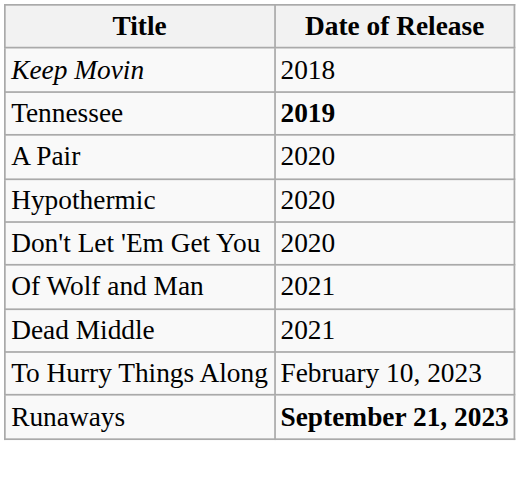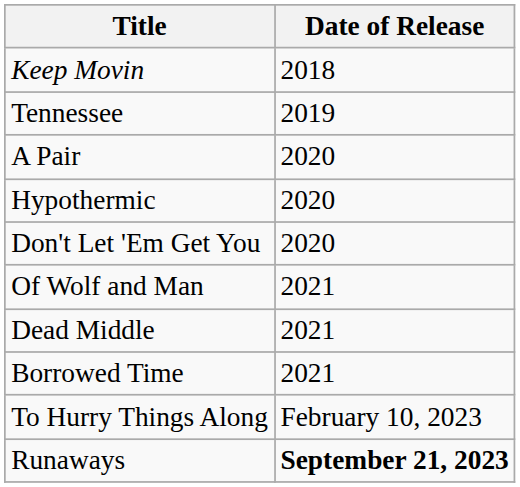(308, 112) bold -> (308, 112) normal
+ row: (97, 373)
